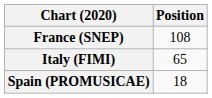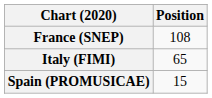(180, 81) 18 -> (180, 81) 15
